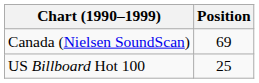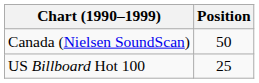(224, 41) 69 -> (224, 41) 50
